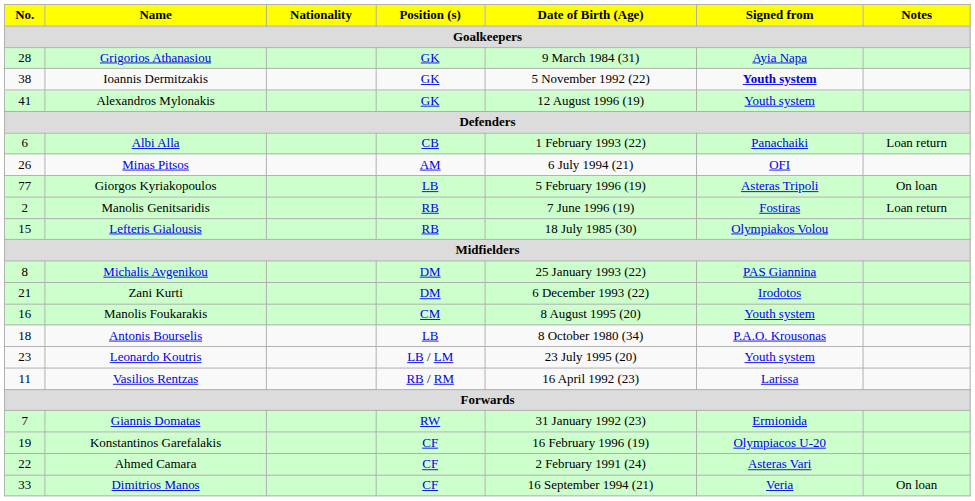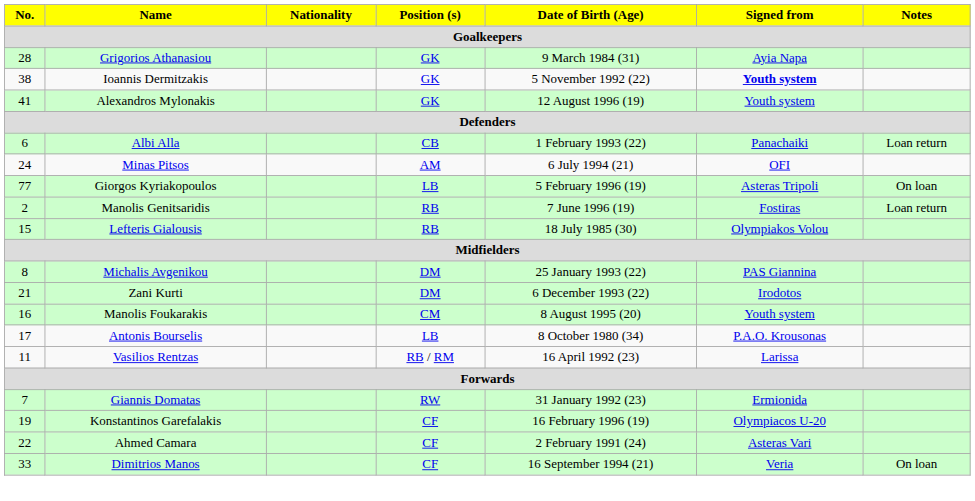(25, 165) 26 -> (25, 165) 24
(25, 336) 18 -> (25, 336) 17
- row: (156, 357)
